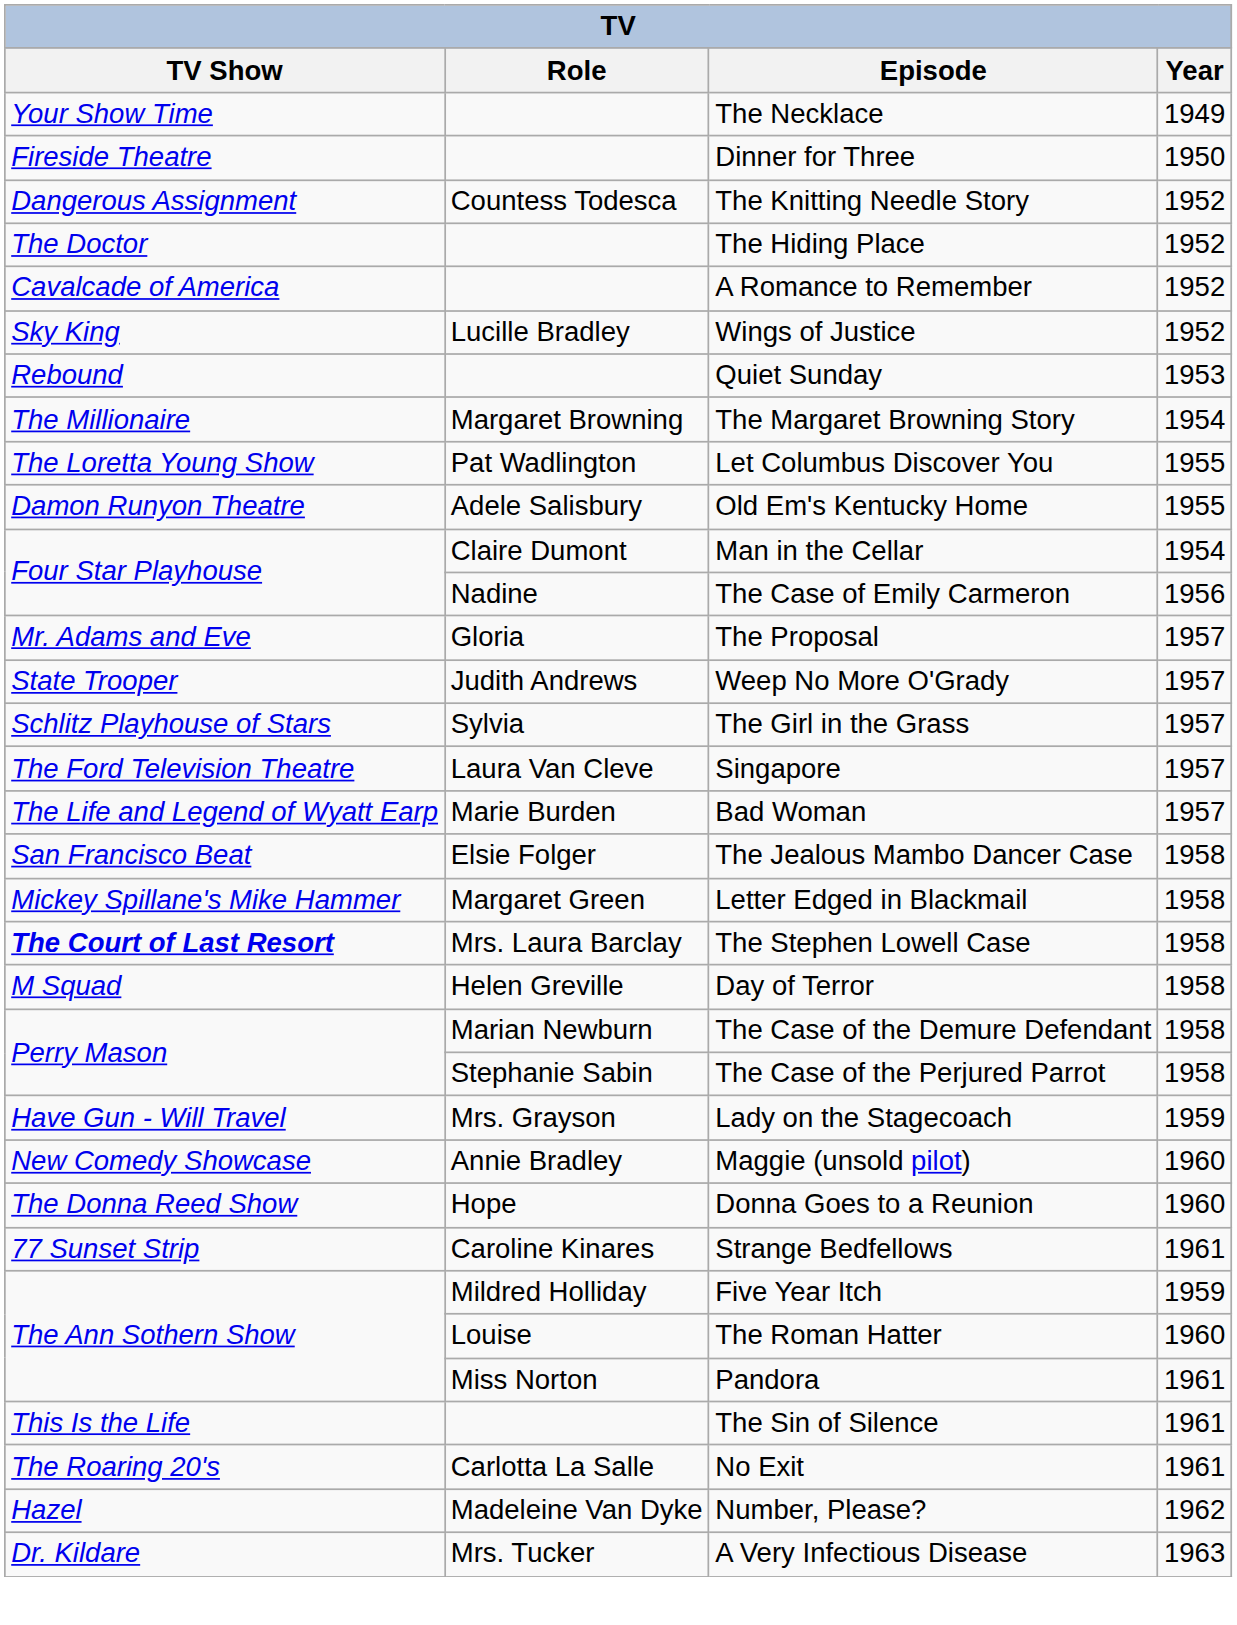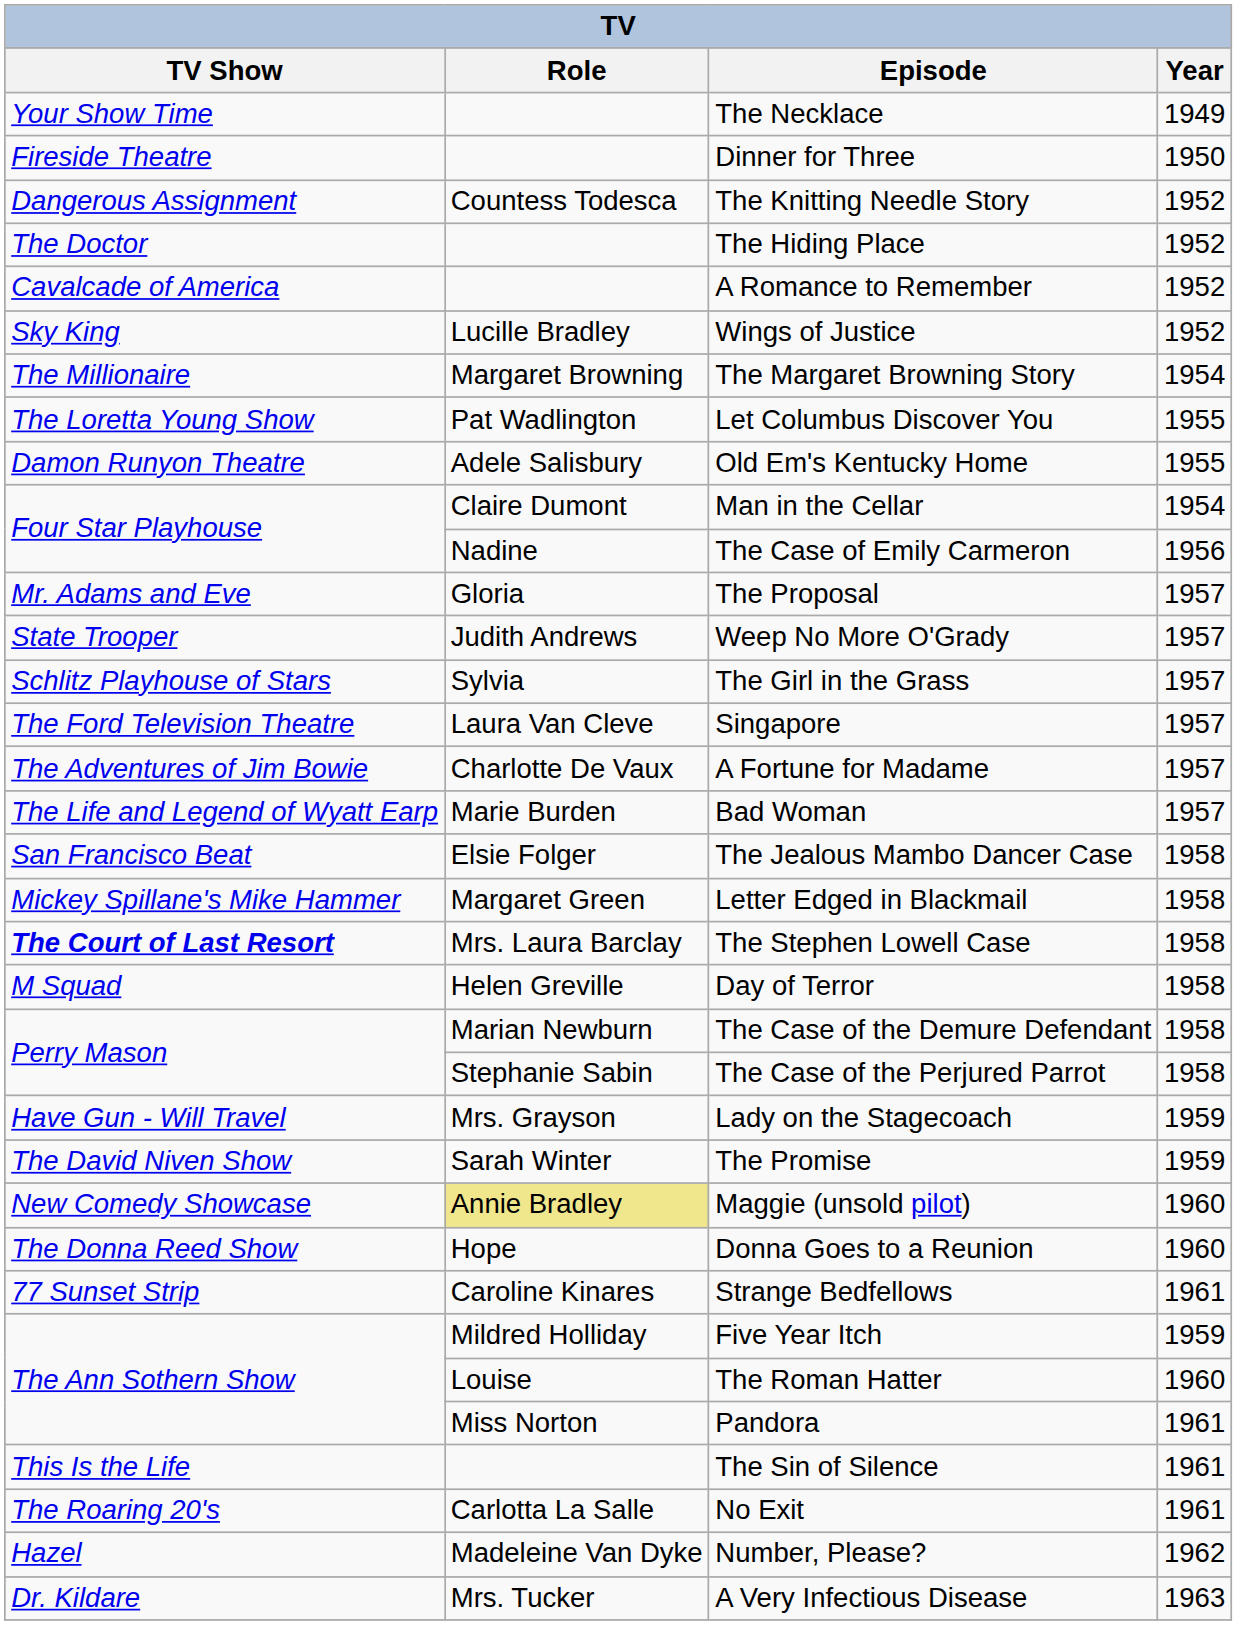- row: (799, 375)
+ row: (852, 768)
+ row: (793, 1161)
(536, 1161) no background -> (536, 1204) khaki background
